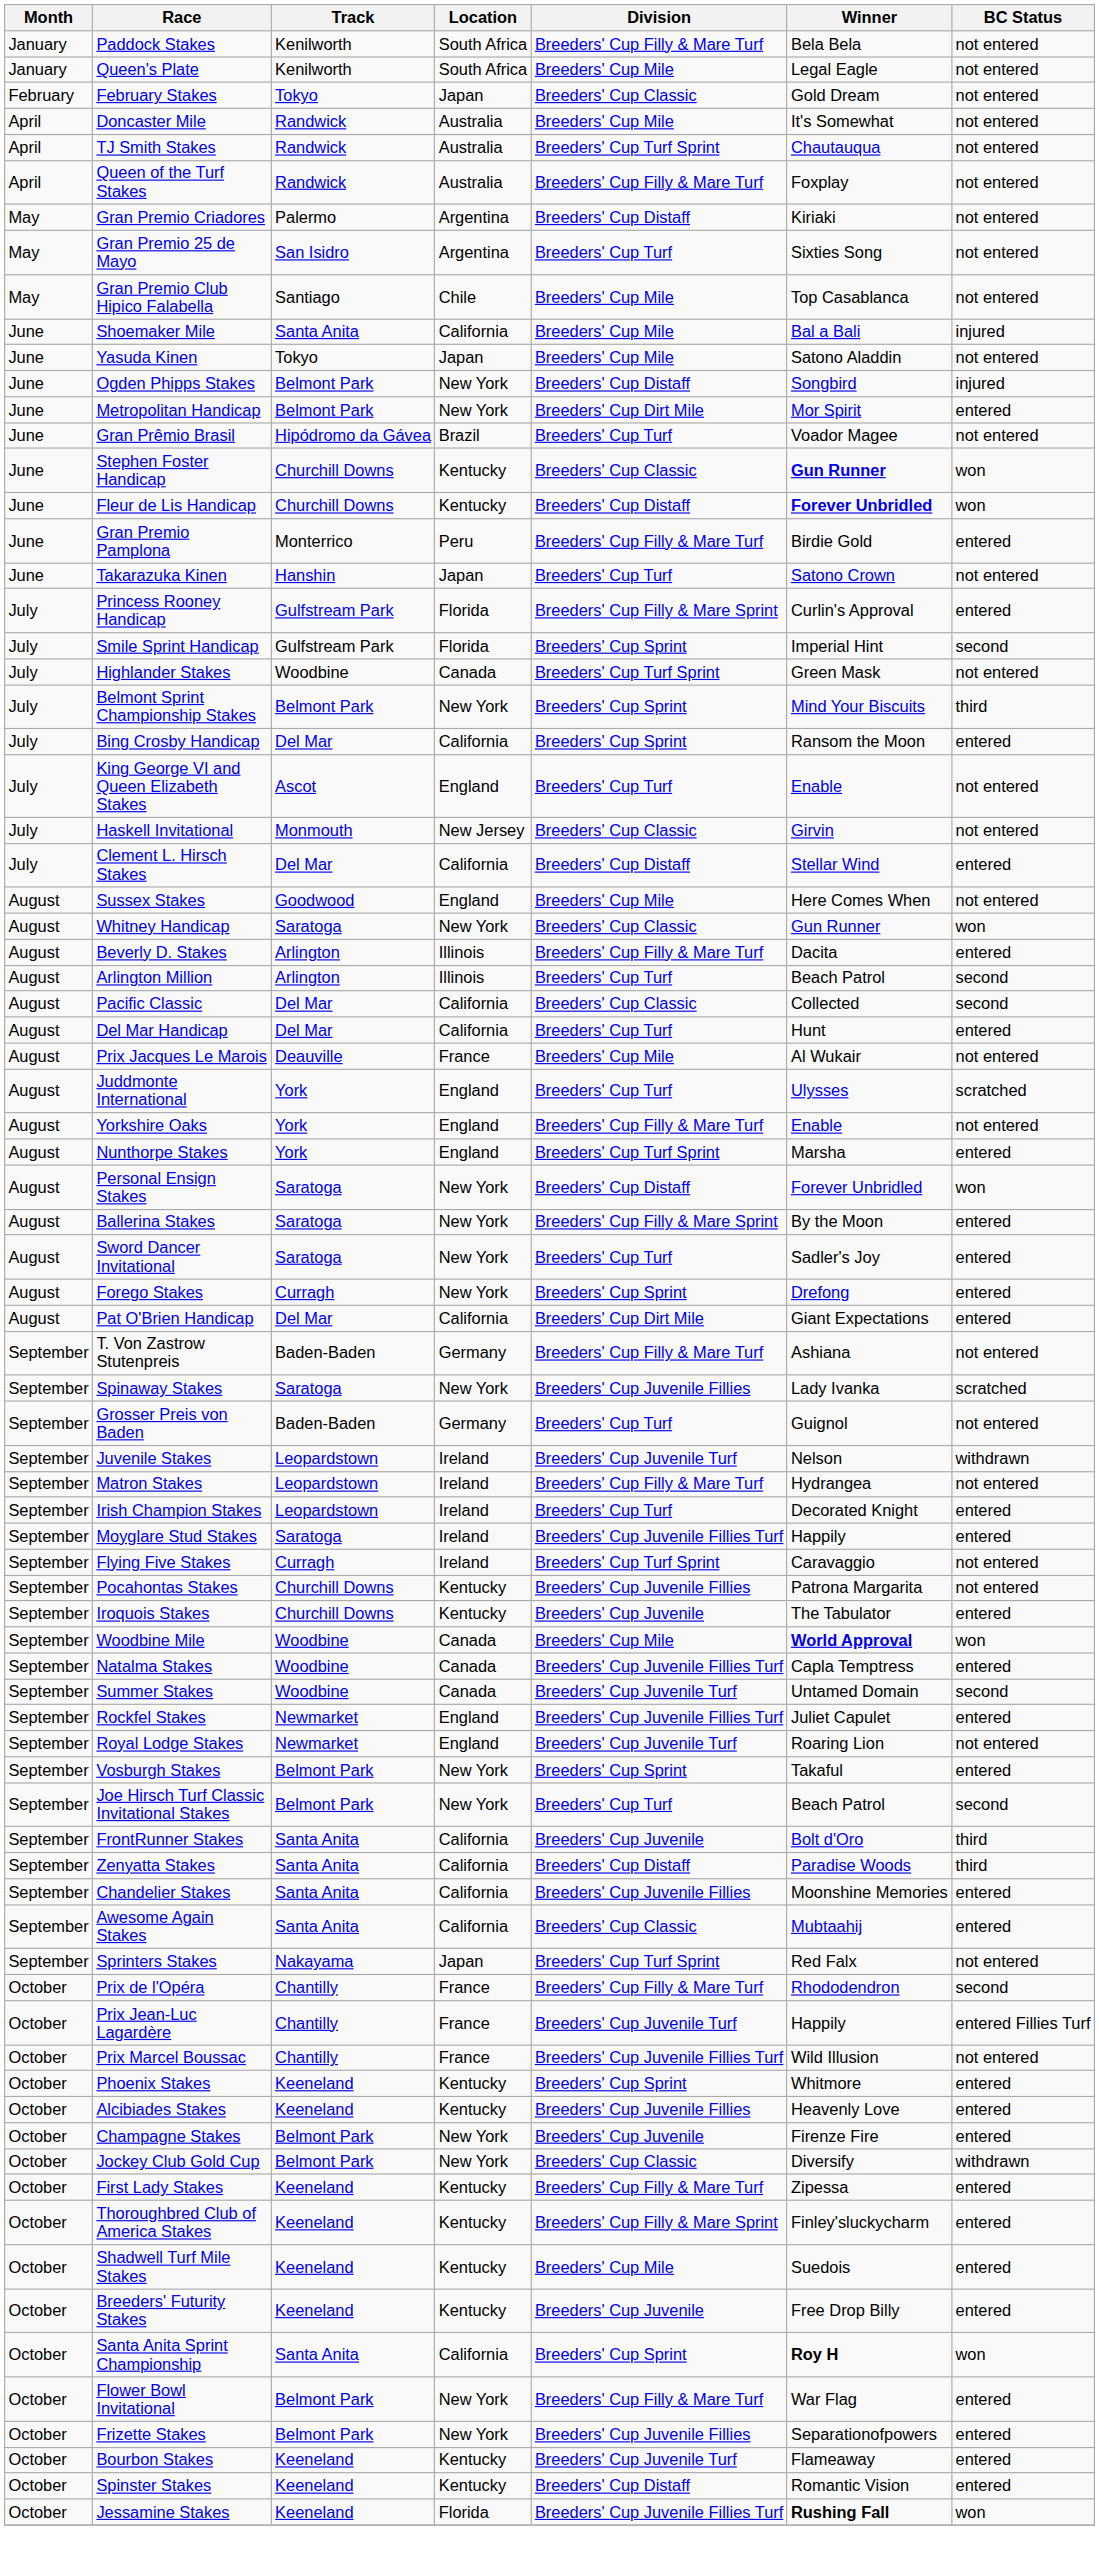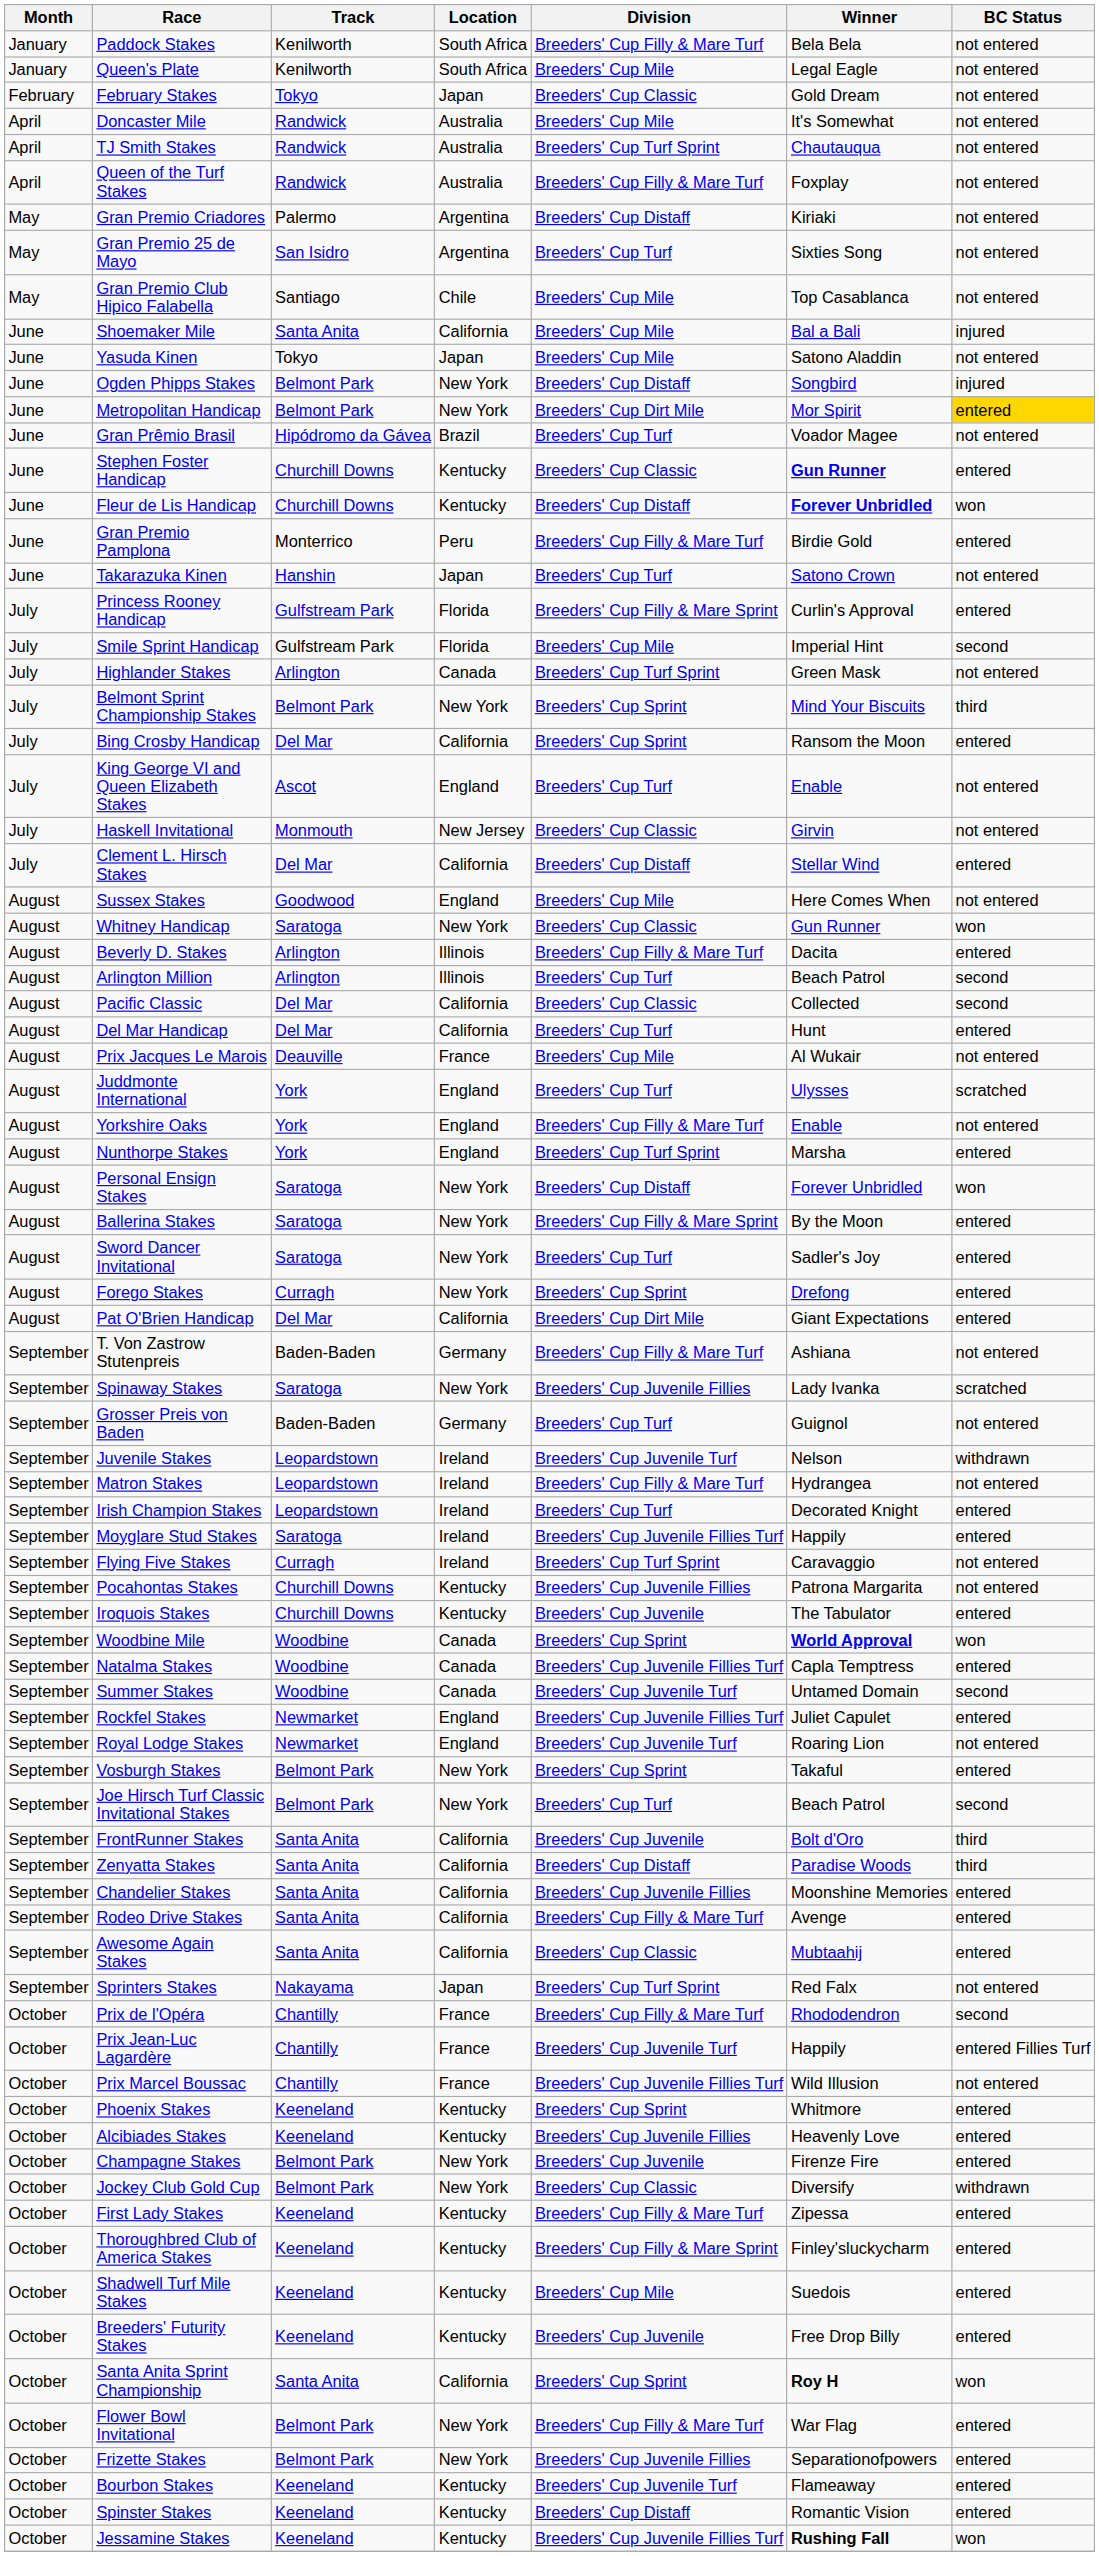(983, 410) no background -> (983, 410) gold background
(971, 471) won -> (983, 471) entered
(611, 646) Breeders' Cup Sprint -> (604, 646) Breeders' Cup Mile
(312, 672) Woodbine -> (307, 672) Arlington
(604, 1640) Breeders' Cup Mile -> (611, 1640) Breeders' Cup Sprint
+ row: (169, 1918)
(464, 2512) Florida -> (472, 2538) Kentucky
